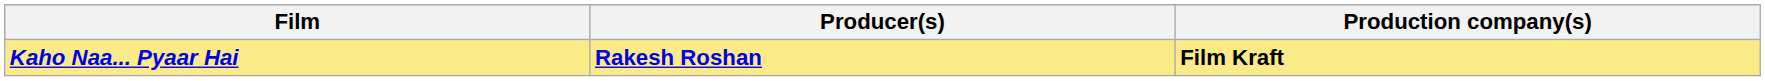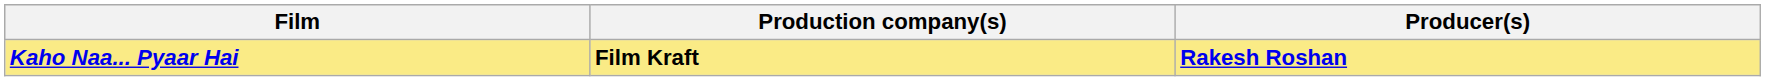columns swapped: (1468, 22) <-> (882, 22)
